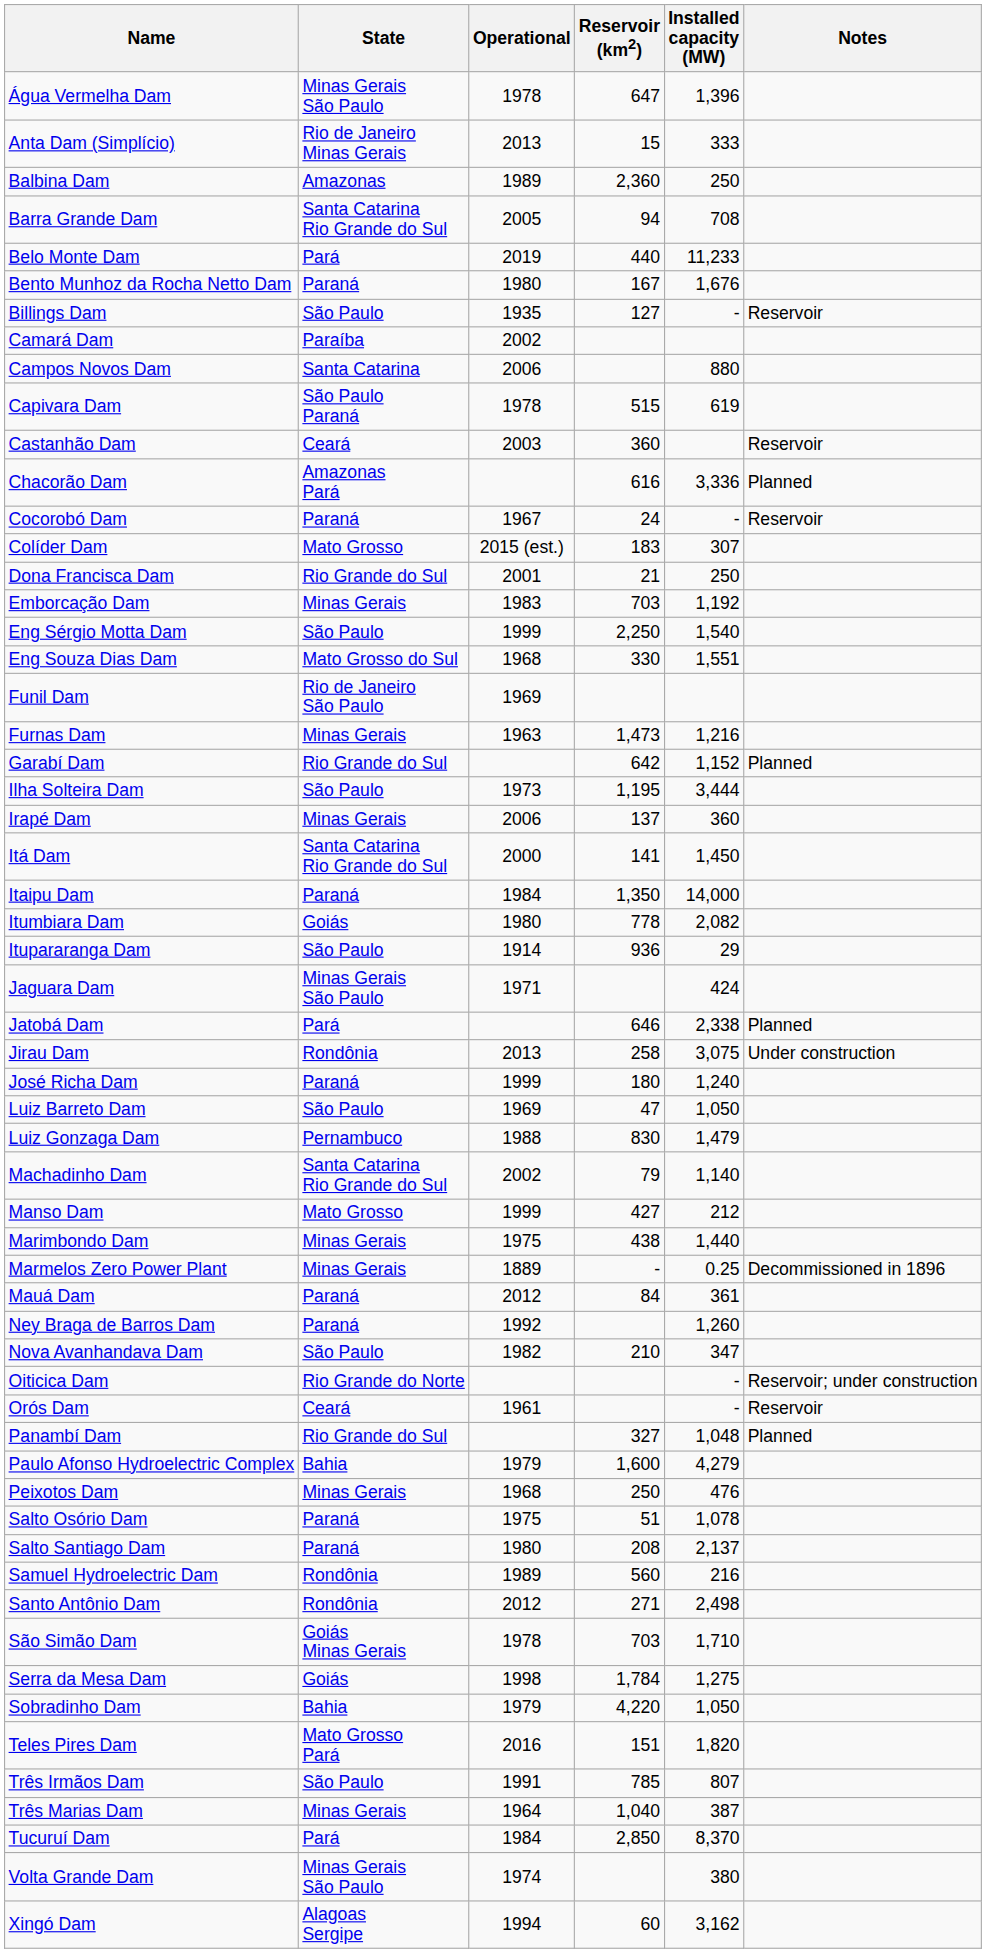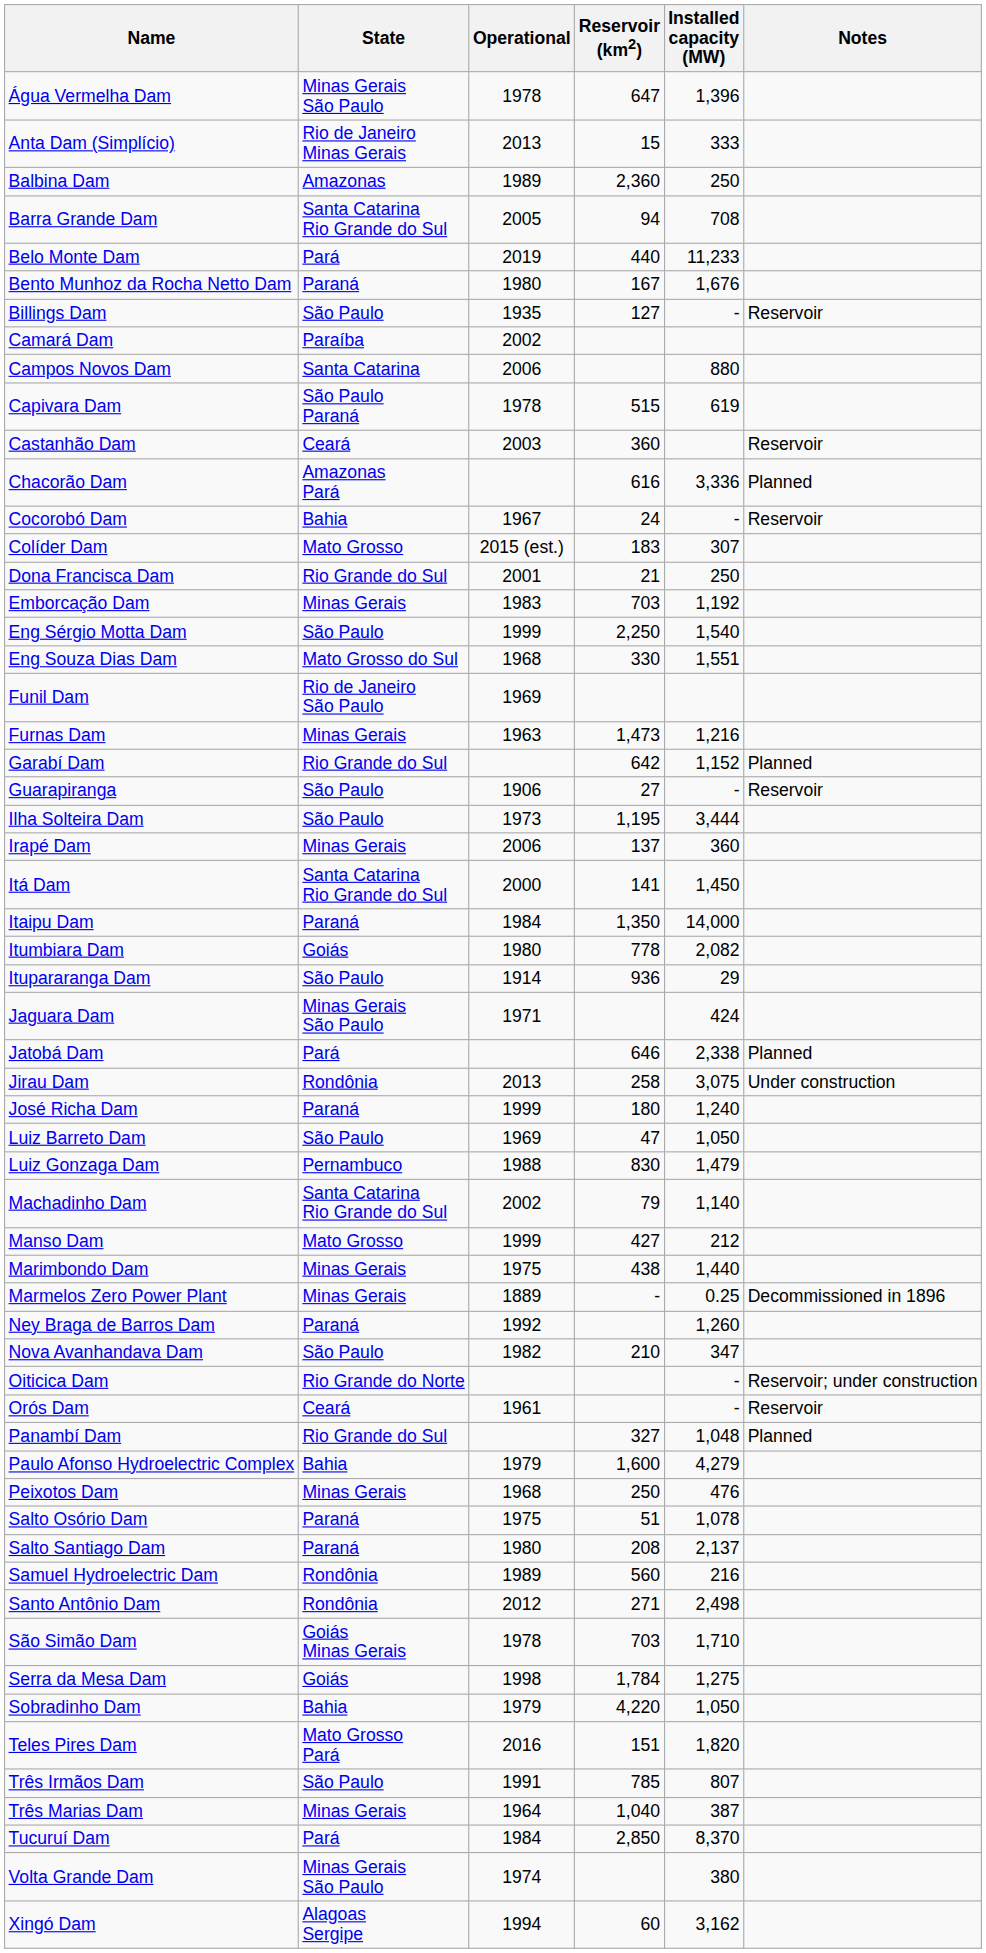(331, 519) Paraná -> (325, 519) Bahia
+ row: (62, 790)
- row: (52, 1296)
